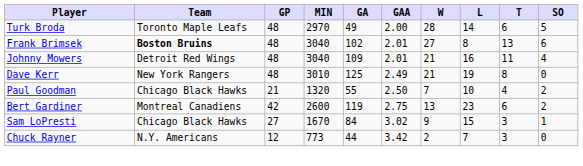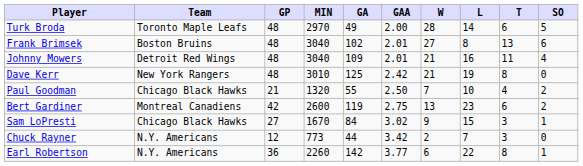(175, 44) bold -> (175, 44) normal
(396, 75) 2.49 -> (396, 75) 2.42
+ row: (47, 153)
